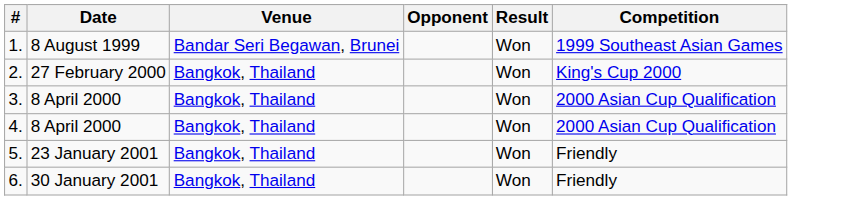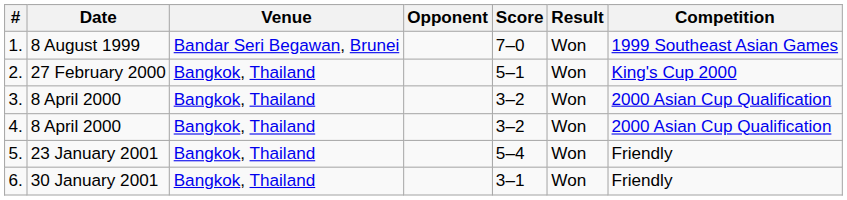+ column: (520, 18)
